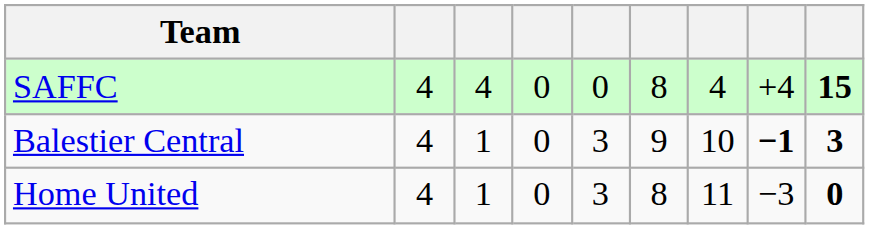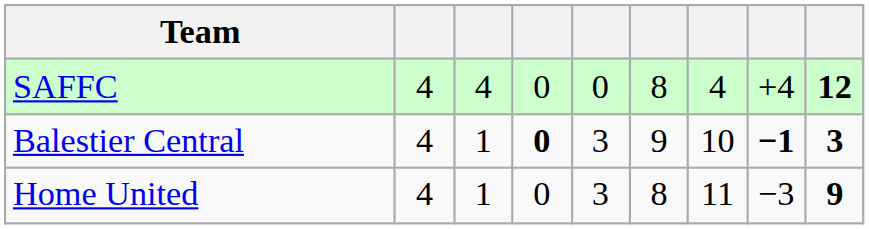(835, 85) 15 -> (835, 85) 12
(542, 140) normal -> (542, 140) bold
(835, 194) 0 -> (835, 194) 9
